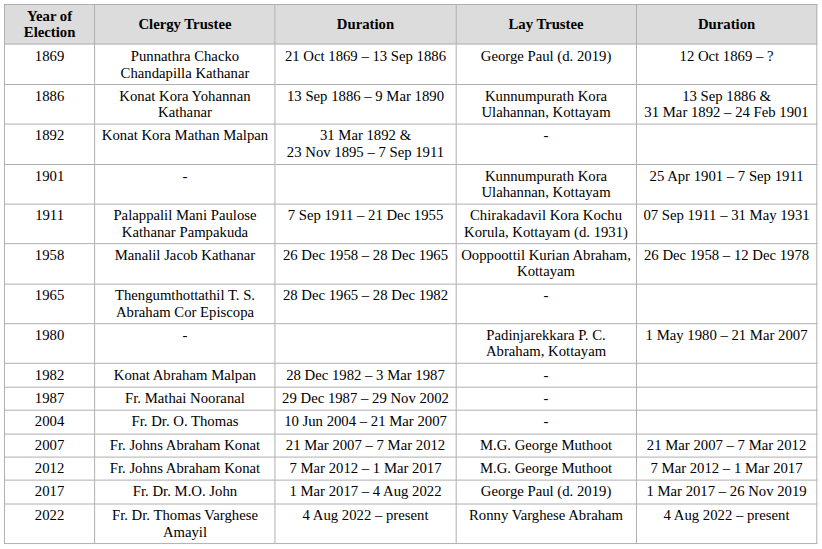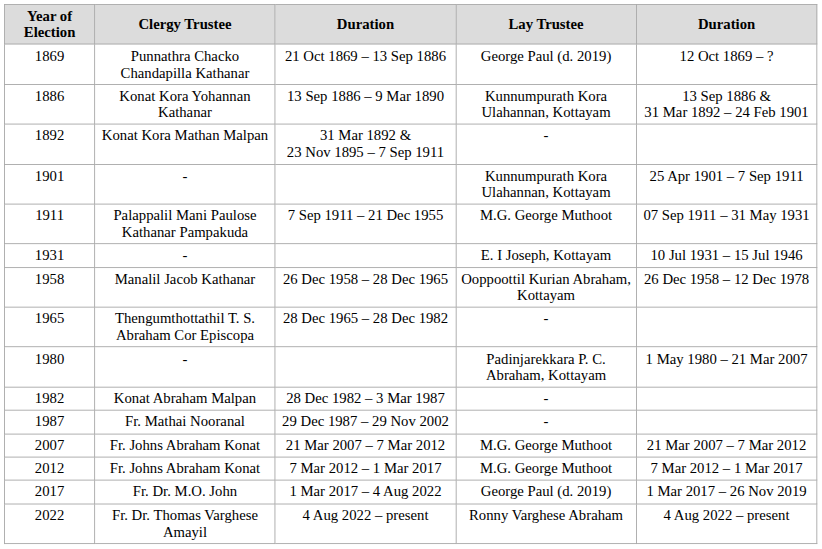(546, 223) Chirakadavil Kora Kochu Korula, Kottayam (d. 1931) -> (546, 215) M.G. George Muthoot
+ row: (50, 255)
- row: (50, 422)
